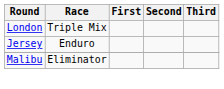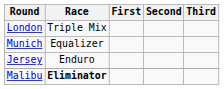+ row: (25, 45)
(77, 61) normal -> (77, 77) bold
